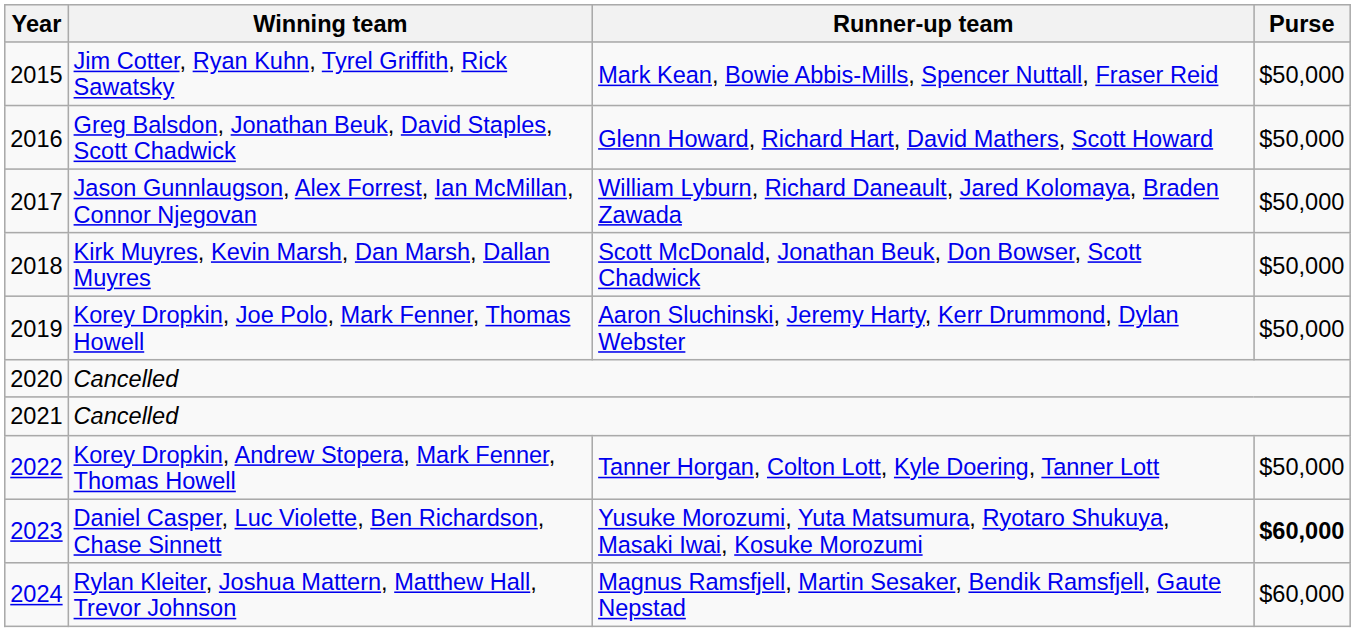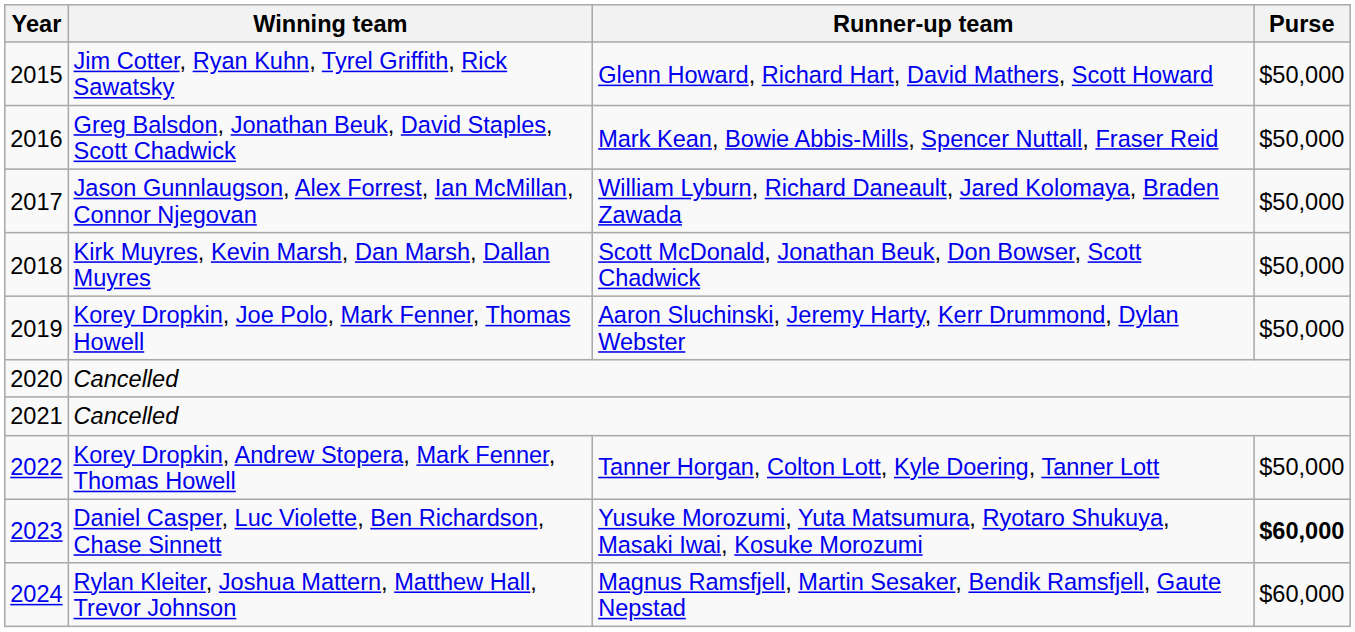(908, 74) Mark Kean, Bowie Abbis-Mills, Spencer Nuttall, Fraser Reid -> (906, 74) Glenn Howard, Richard Hart, David Mathers, Scott Howard
(906, 138) Glenn Howard, Richard Hart, David Mathers, Scott Howard -> (908, 138) Mark Kean, Bowie Abbis-Mills, Spencer Nuttall, Fraser Reid
